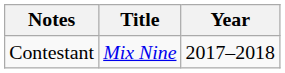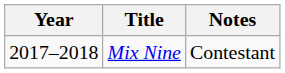columns swapped: (230, 20) <-> (52, 20)
